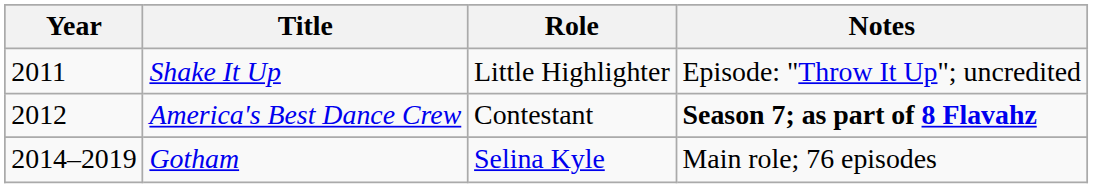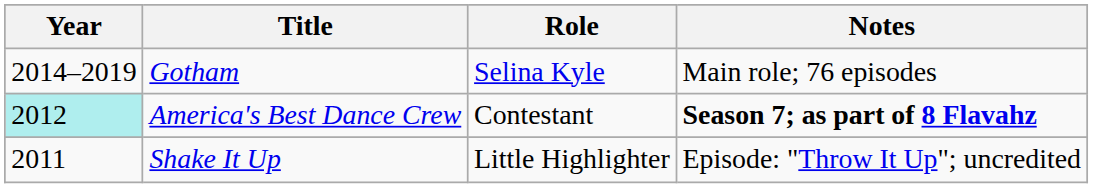rows swapped: (215, 70) <-> (194, 159)
(39, 114) no background -> (39, 114) paleturquoise background
